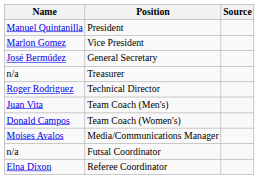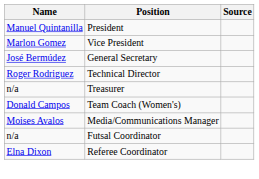rows swapped: (106, 74) <-> (124, 89)
- row: (128, 105)
